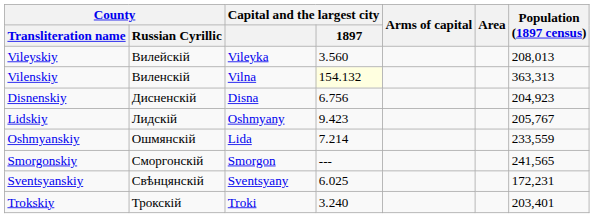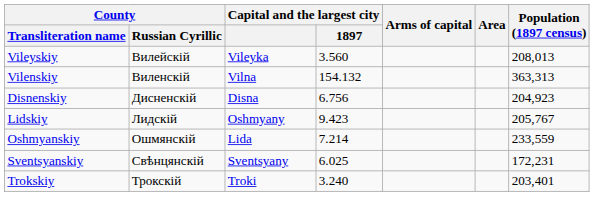(340, 77) lightyellow background -> (340, 77) no background
- row: (42, 160)
